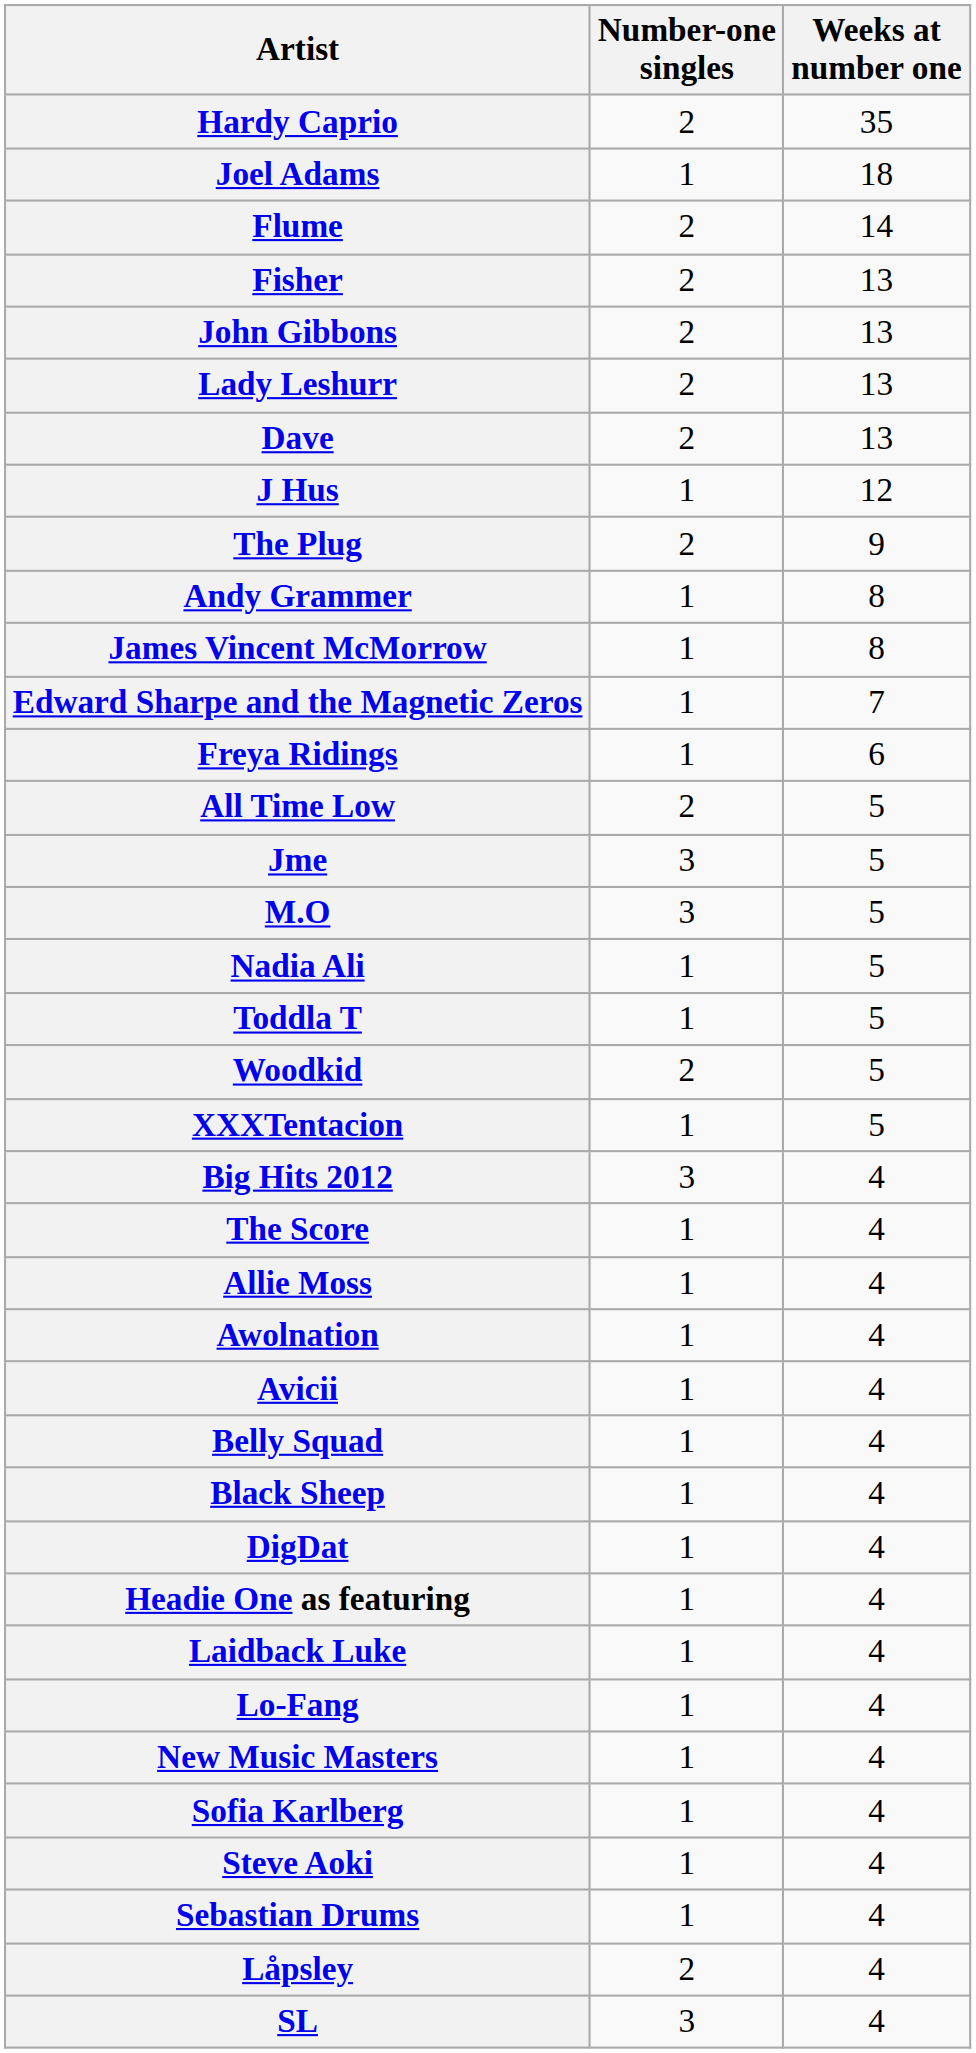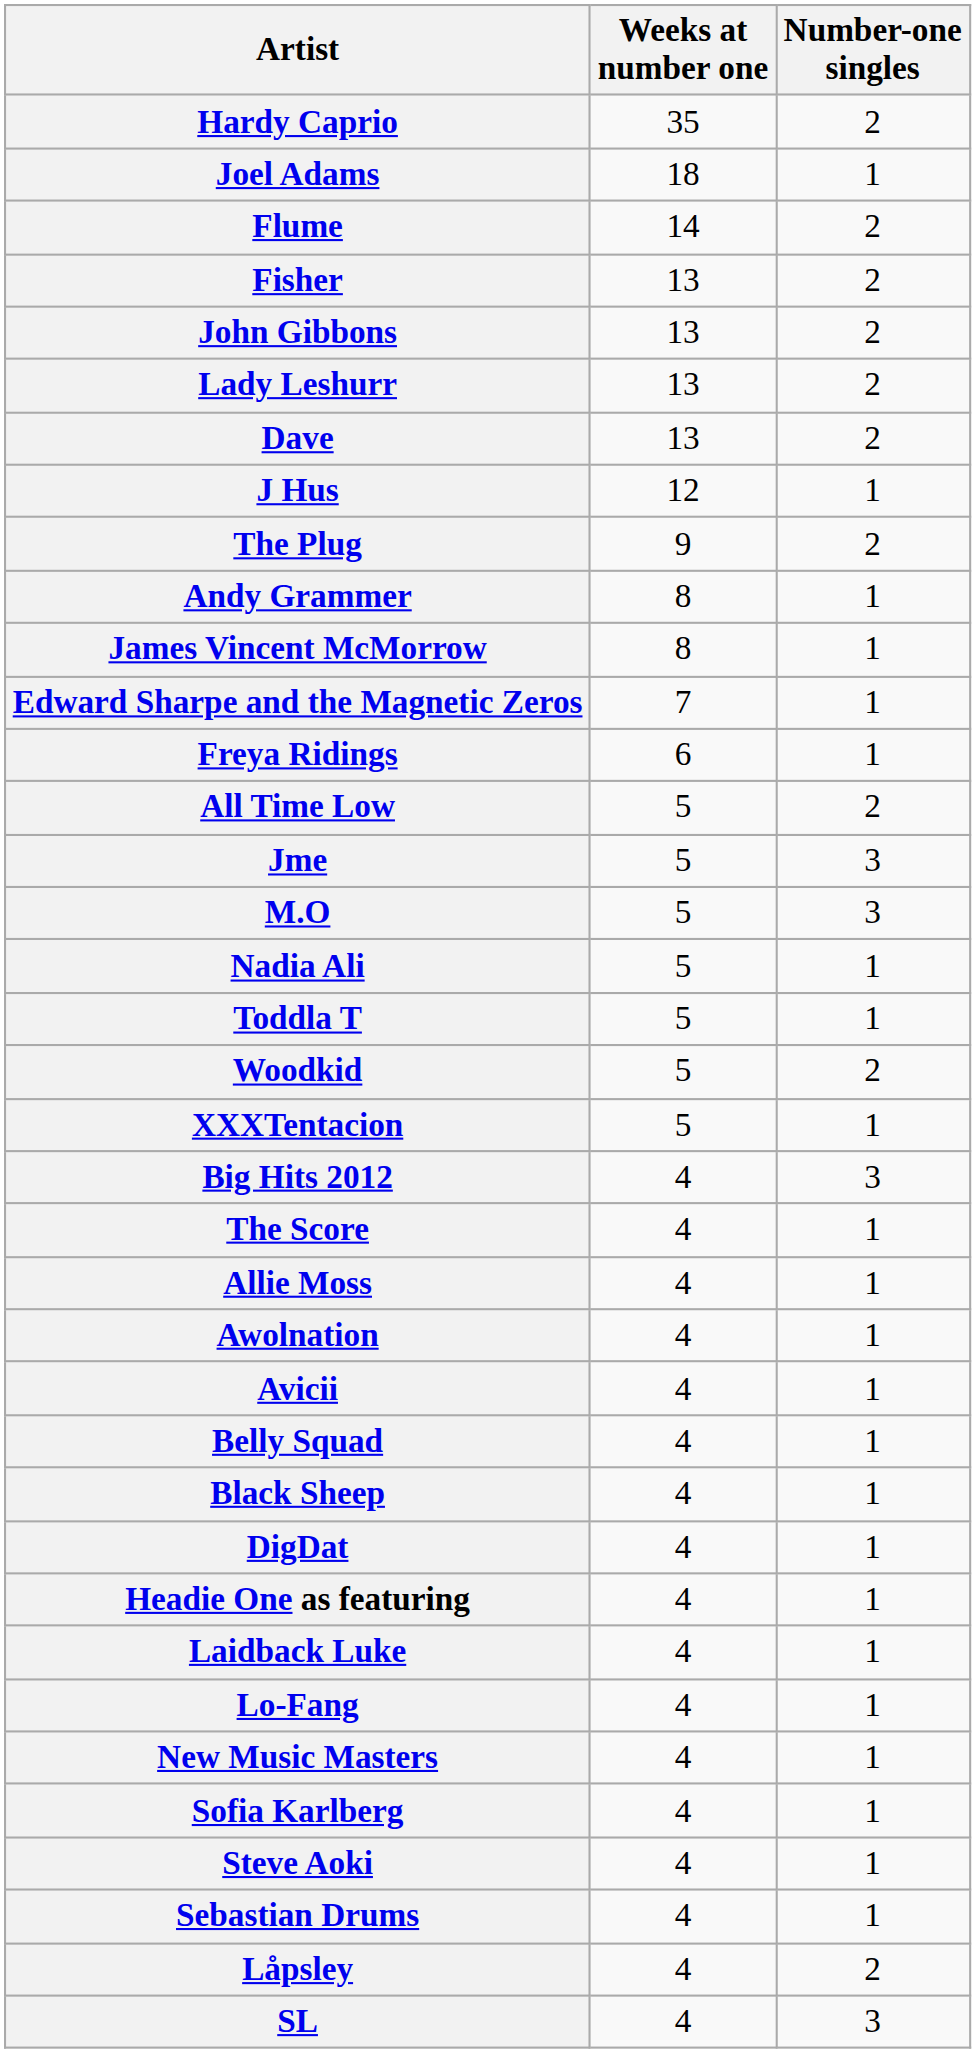columns swapped: (687, 49) <-> (876, 49)
